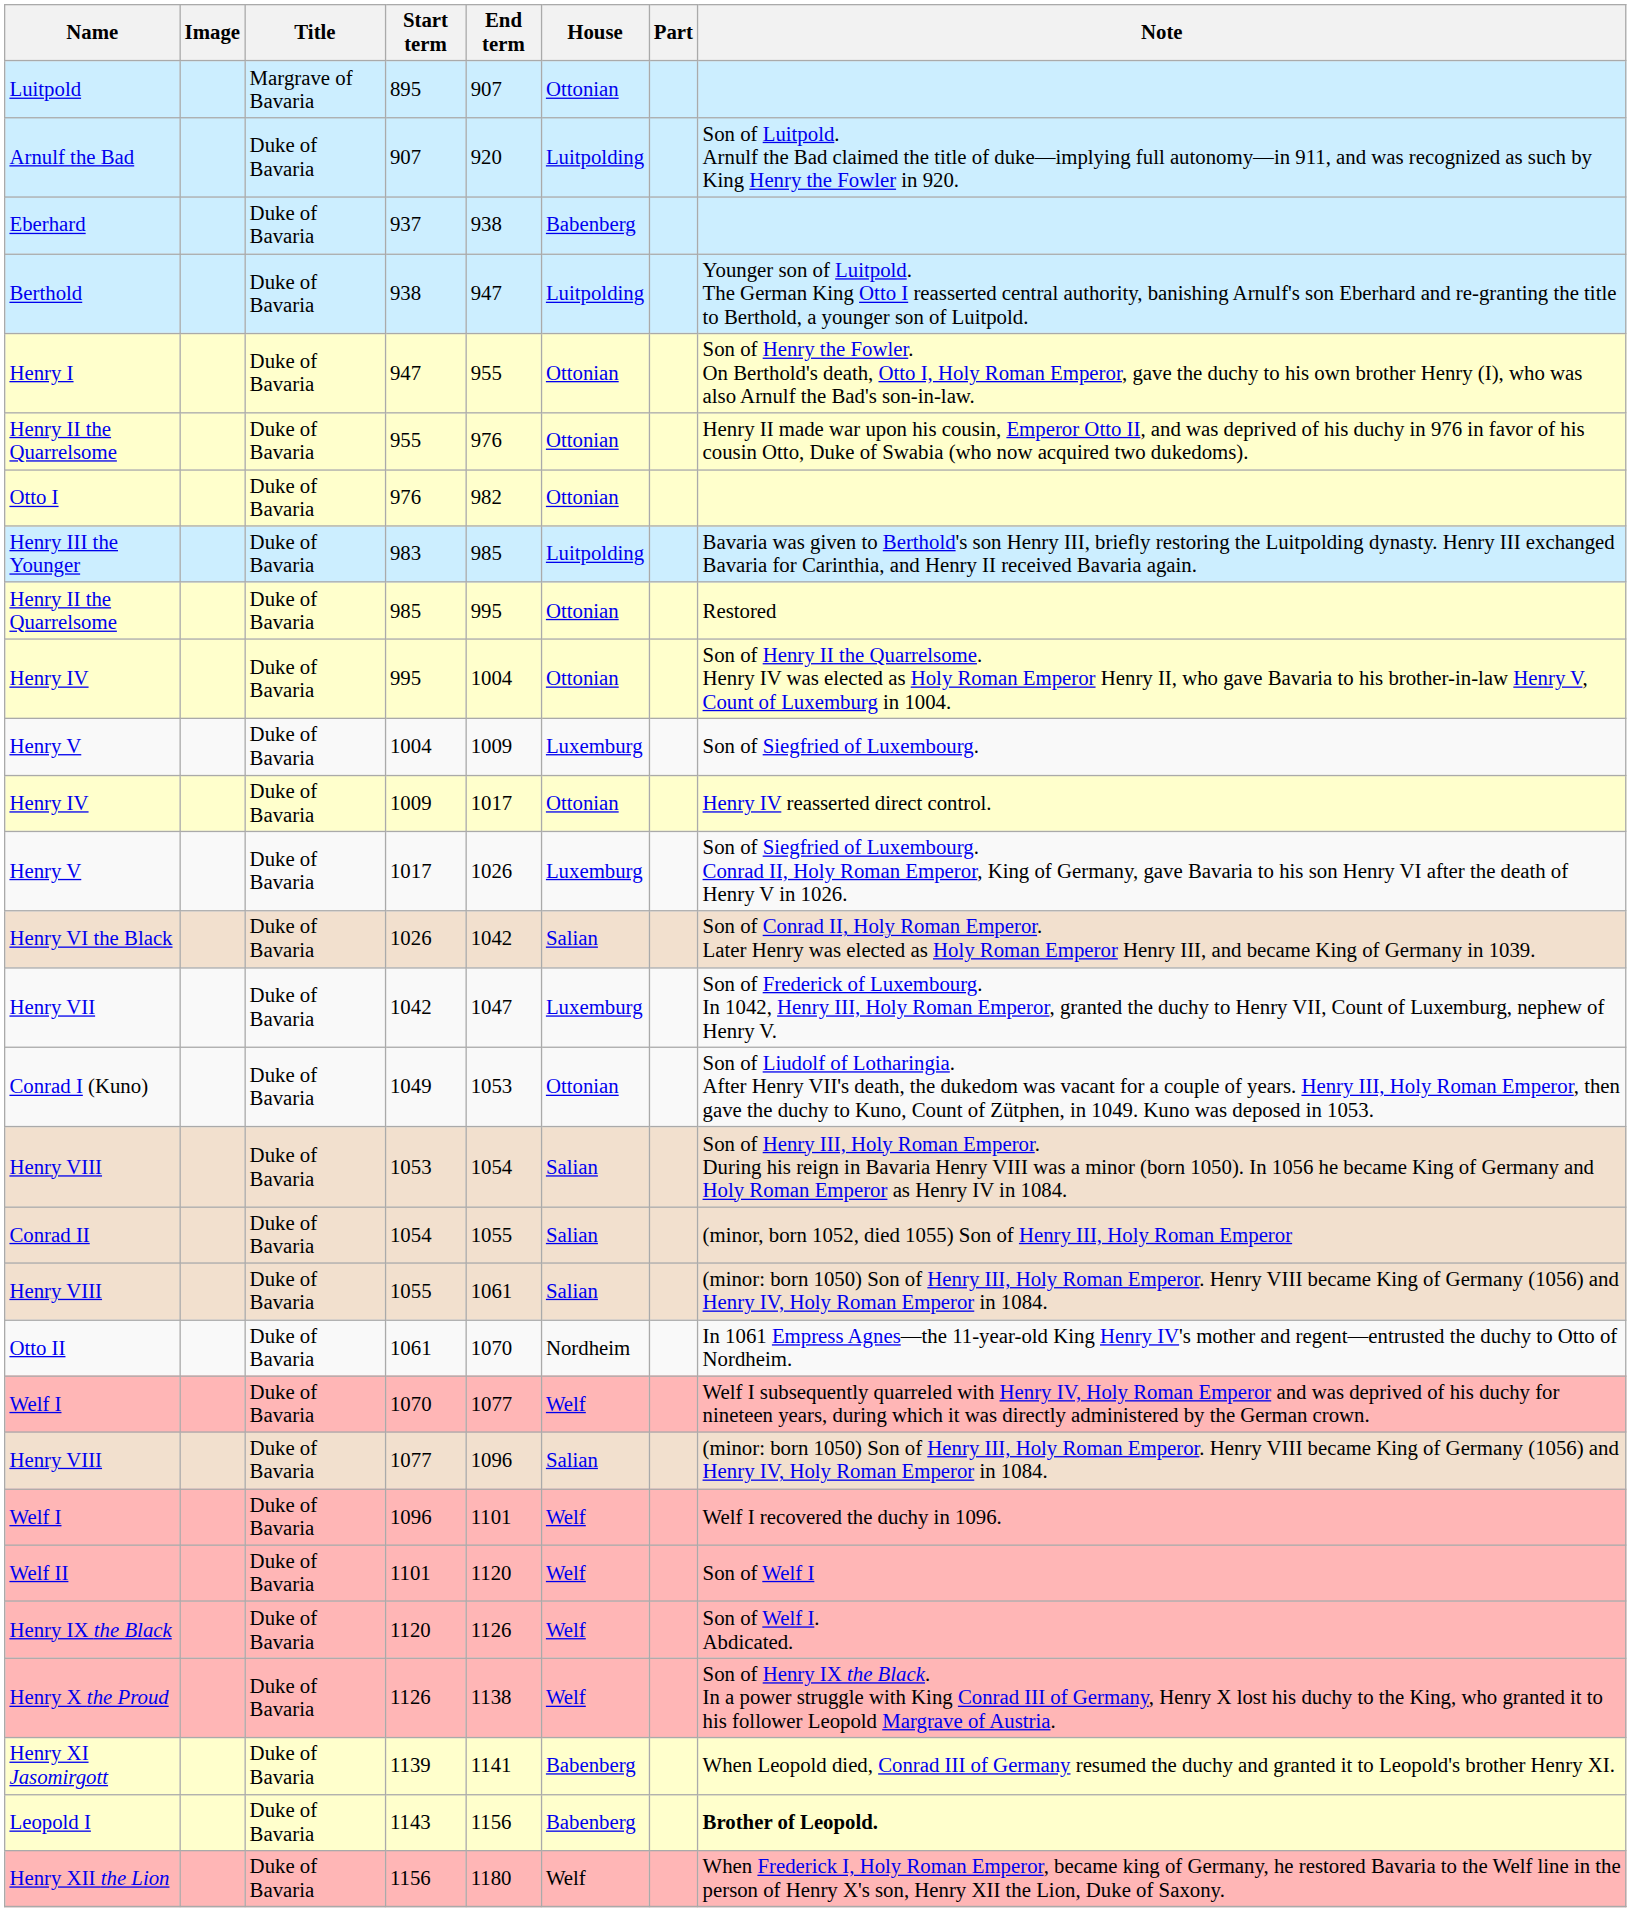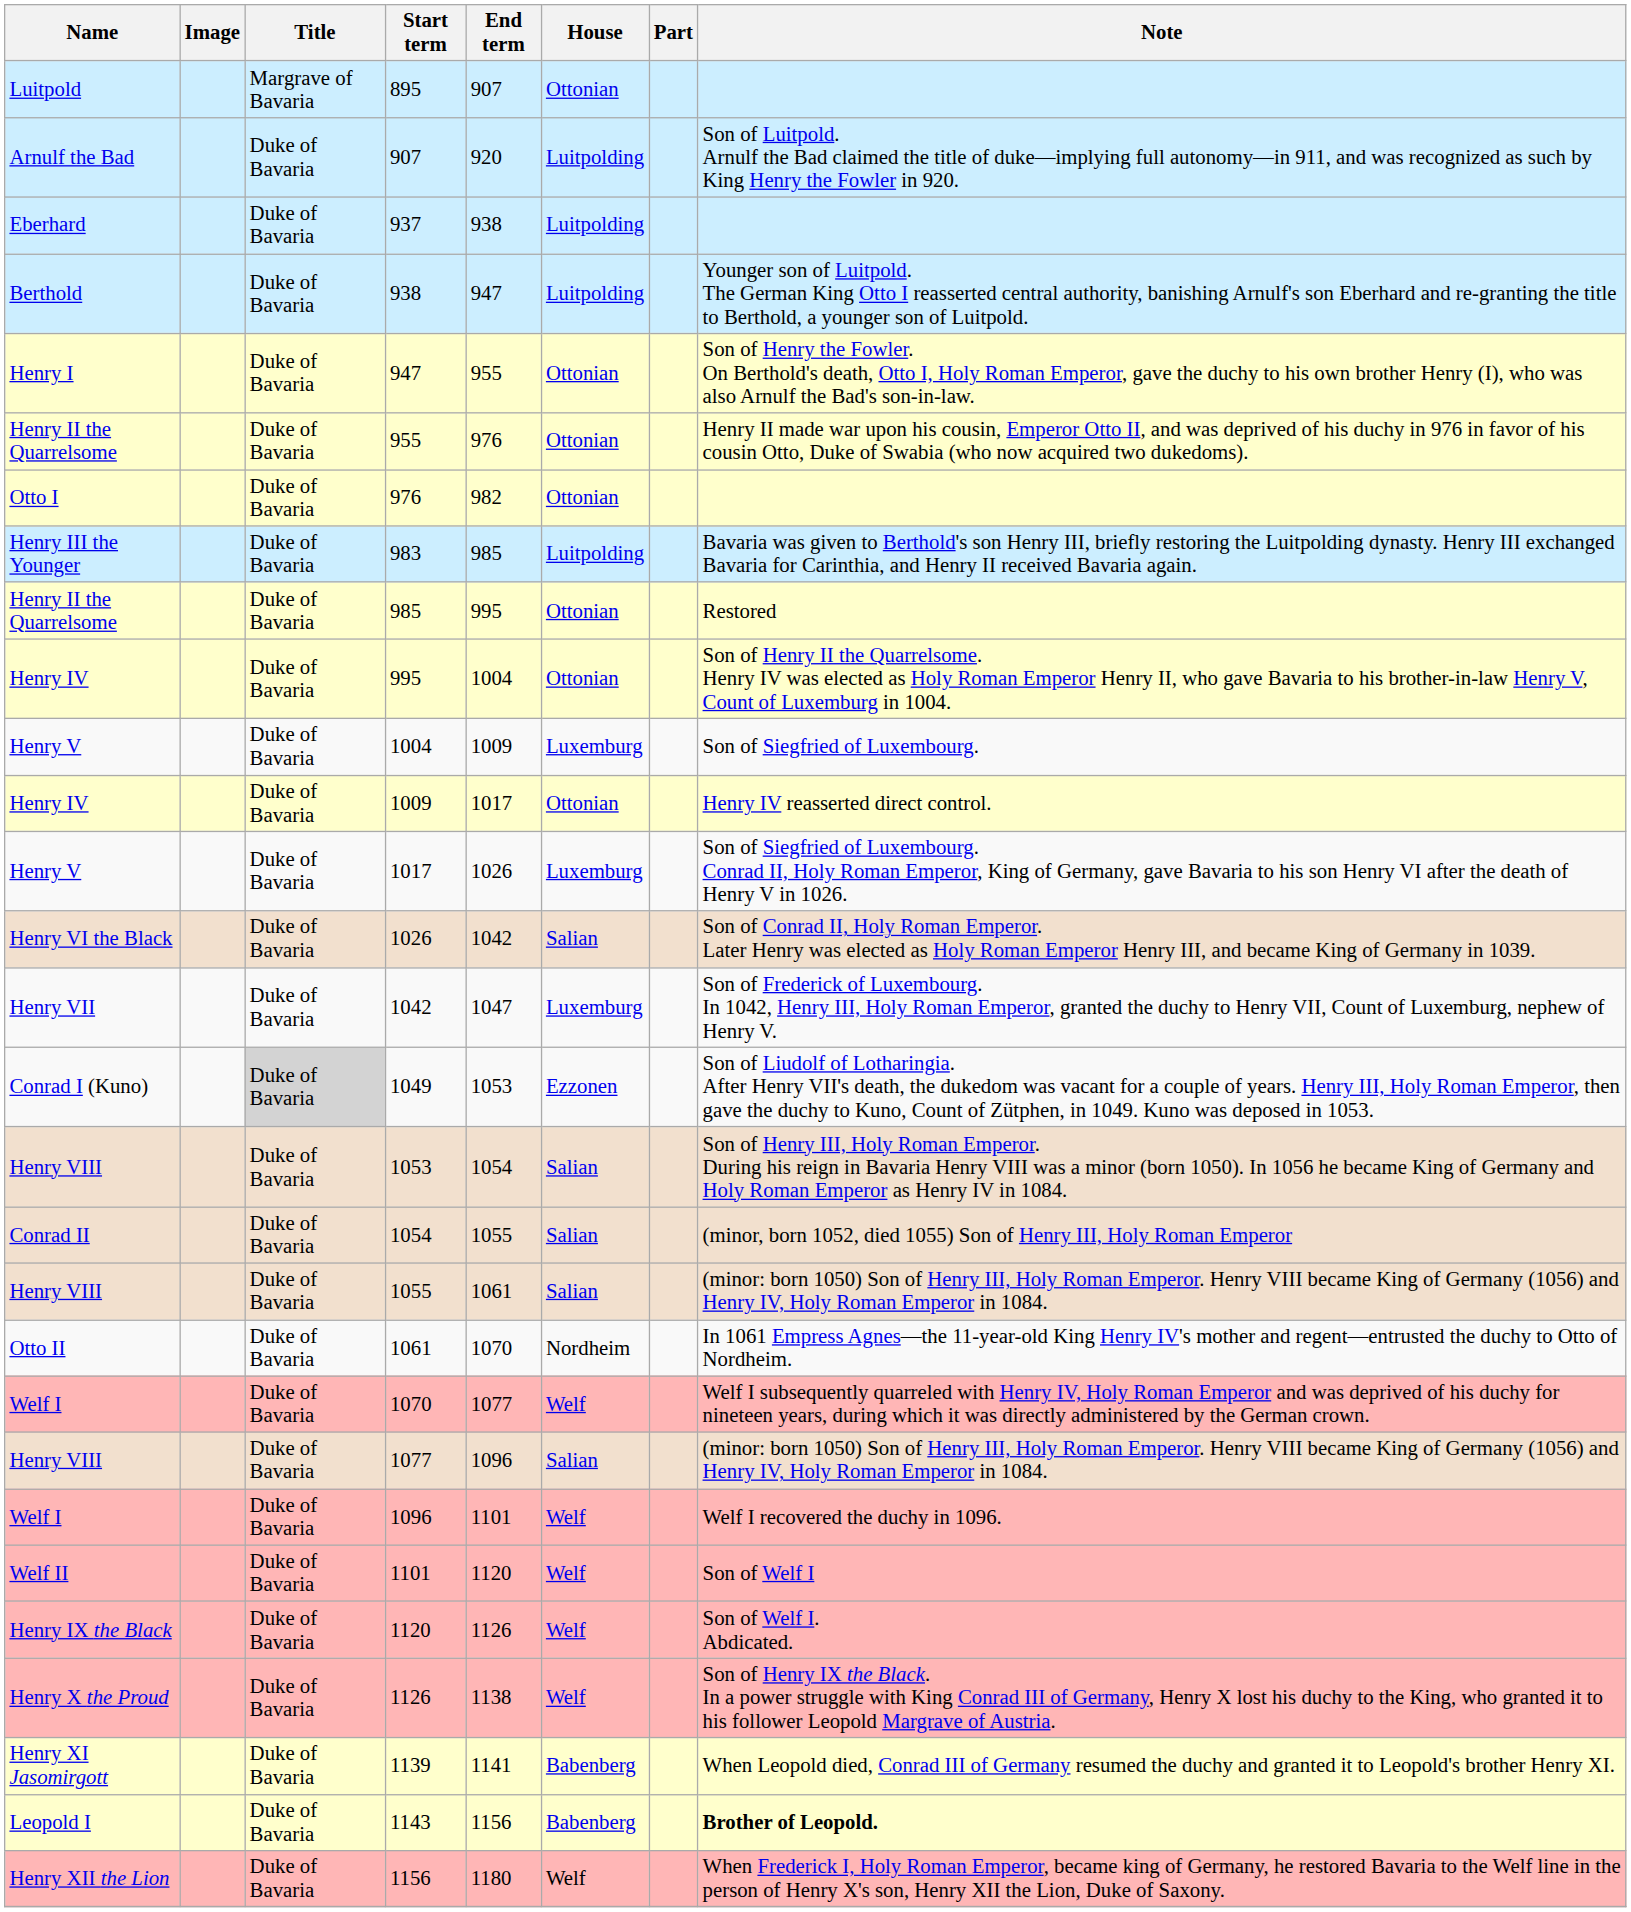(591, 225) Babenberg -> (595, 225) Luitpolding
(283, 1086) no background -> (283, 1086) lightgrey background
(582, 1086) Ottonian -> (582, 1086) Ezzonen
